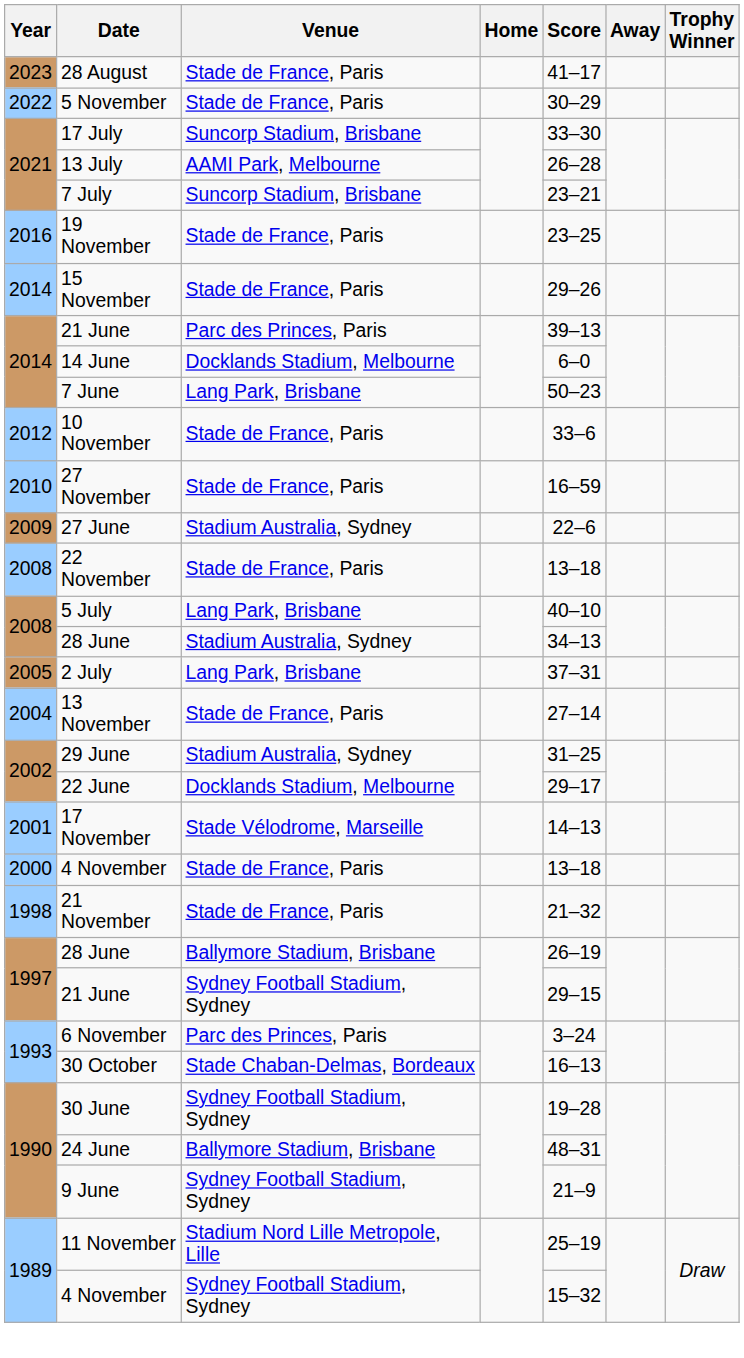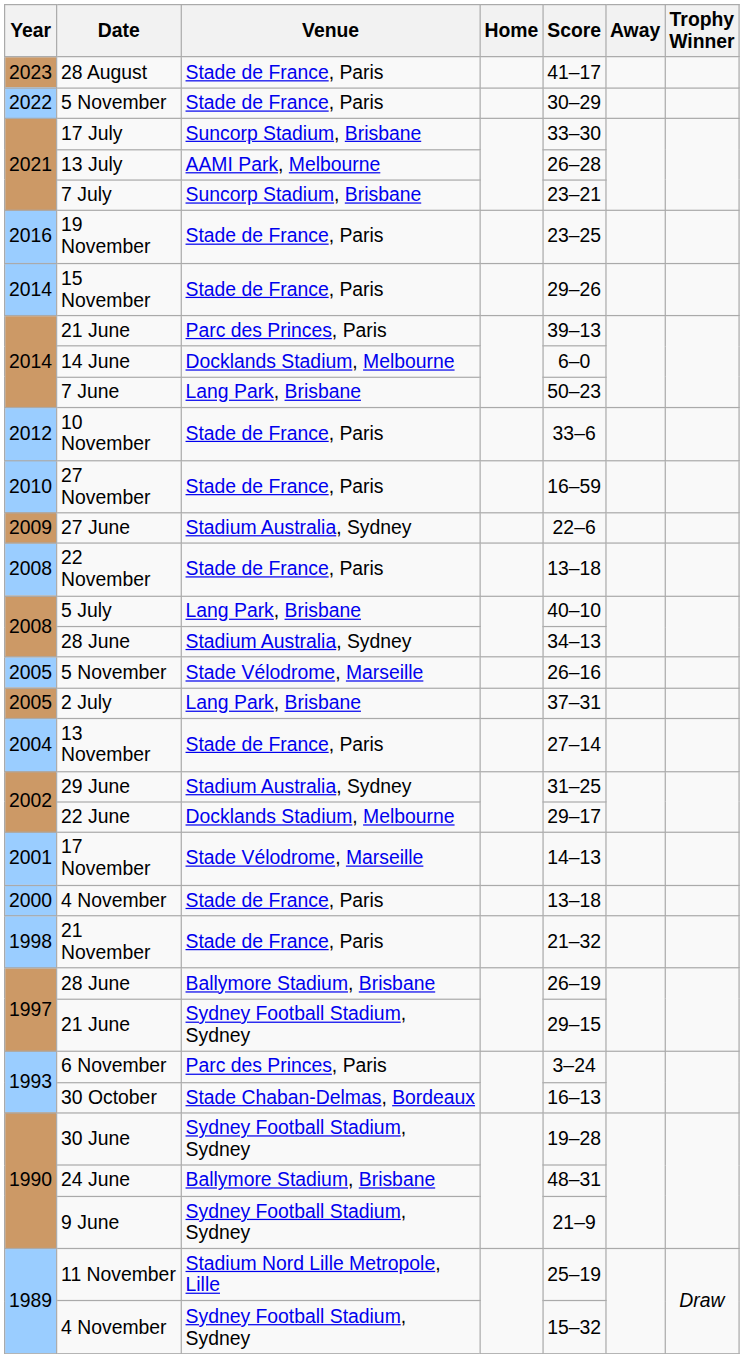+ row: (31, 672)
